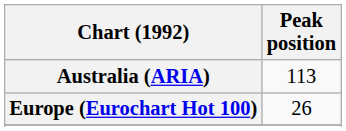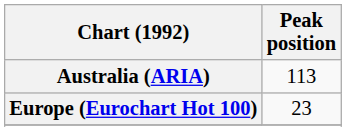(301, 108) 26 -> (301, 108) 23
